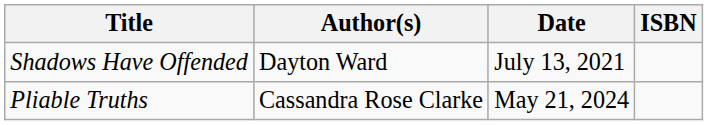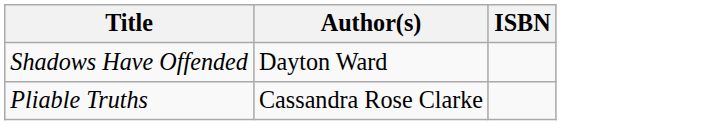- column: (562, 23)
